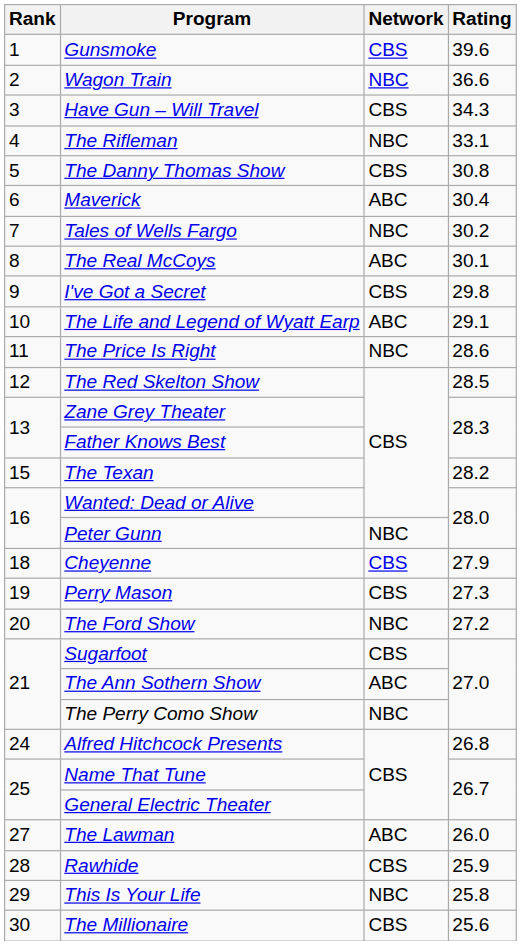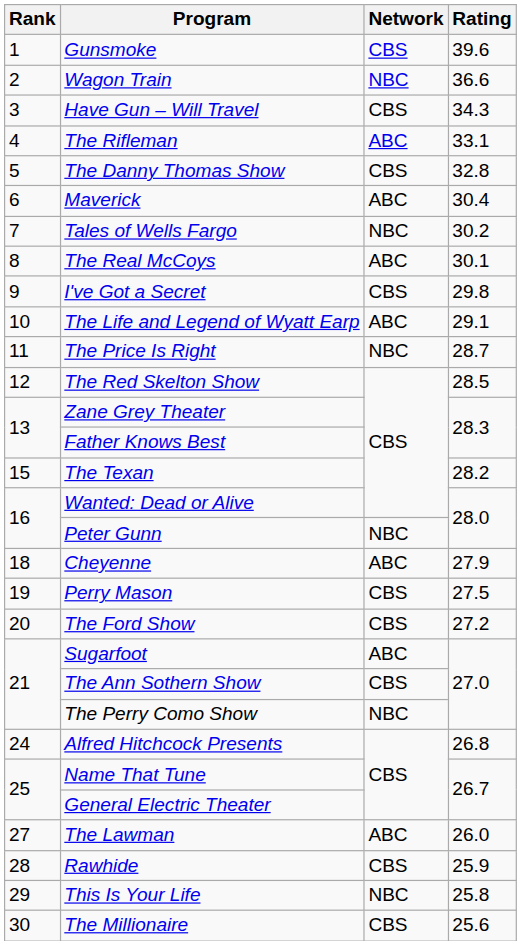(389, 140) NBC -> (388, 140) ABC
(471, 170) 30.8 -> (471, 170) 32.8
(471, 351) 28.6 -> (471, 351) 28.7
(388, 563) CBS -> (388, 563) ABC
(471, 593) 27.3 -> (471, 593) 27.5
(389, 623) NBC -> (388, 623) CBS
(388, 653) CBS -> (388, 653) ABC
(388, 683) ABC -> (388, 683) CBS
